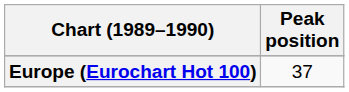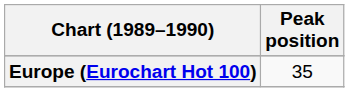(302, 71) 37 -> (302, 71) 35
